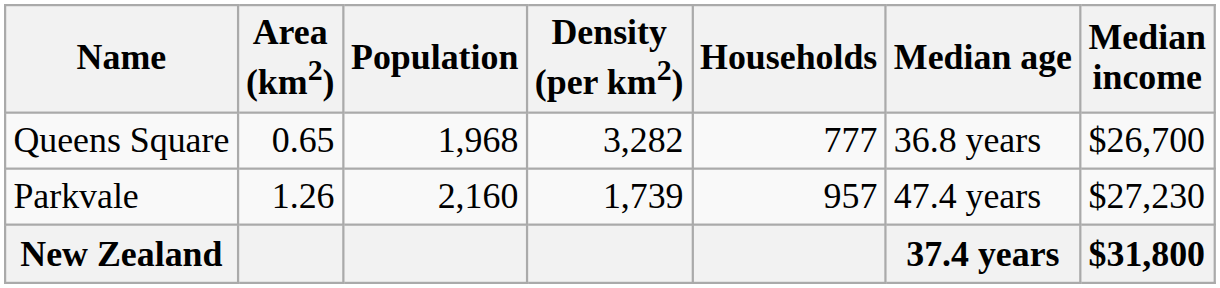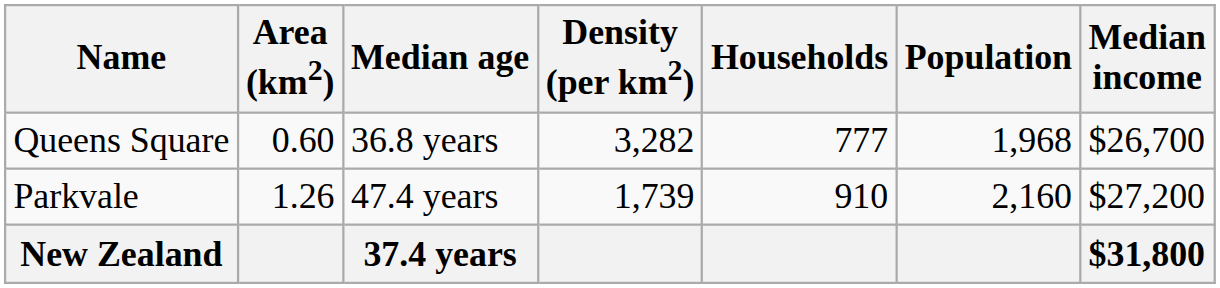columns swapped: (435, 57) <-> (983, 57)
(303, 139) 0.65 -> (303, 139) 0.60
(850, 196) 957 -> (861, 196) 910
(1147, 196) $27,230 -> (1147, 196) $27,200
